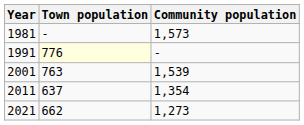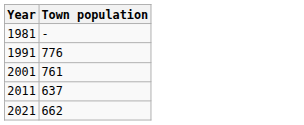- column: (225, 14)
(52, 53) lightyellow background -> (52, 53) no background
(52, 72) 763 -> (52, 72) 761
